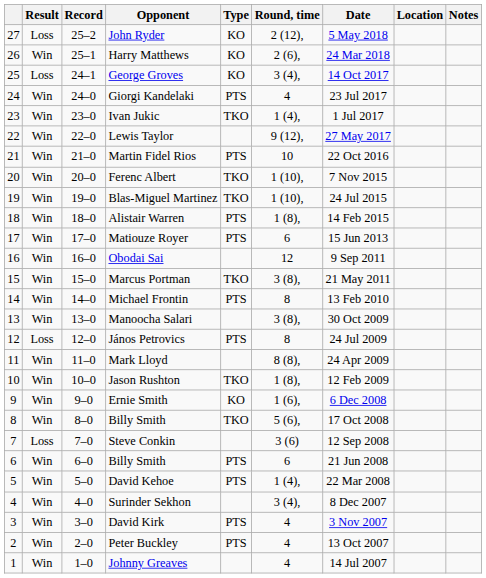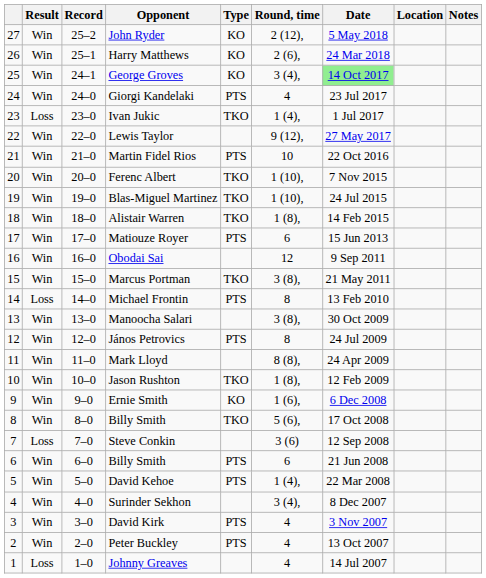(42, 35) Loss -> (42, 35) Win
(42, 75) Loss -> (42, 75) Win
(358, 75) no background -> (358, 75) lightgreen background
(42, 116) Win -> (42, 116) Loss
(236, 217) PTS -> (236, 217) TKO
(42, 299) Win -> (42, 299) Loss
(42, 339) Loss -> (42, 339) Win
(42, 562) Win -> (42, 562) Loss
